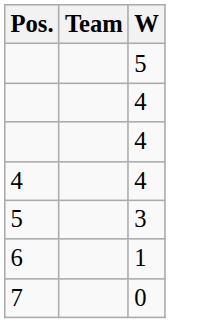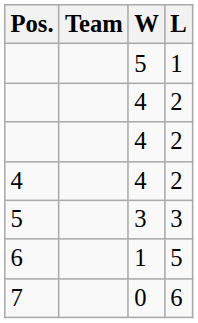+ column: (178, 24)
